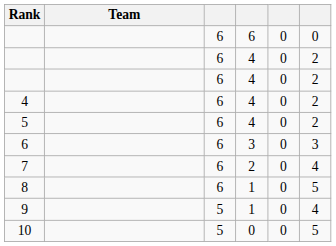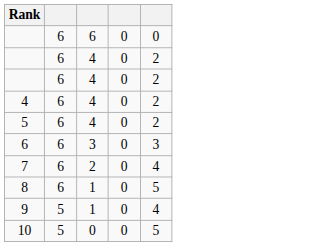- column: (124, 15)
